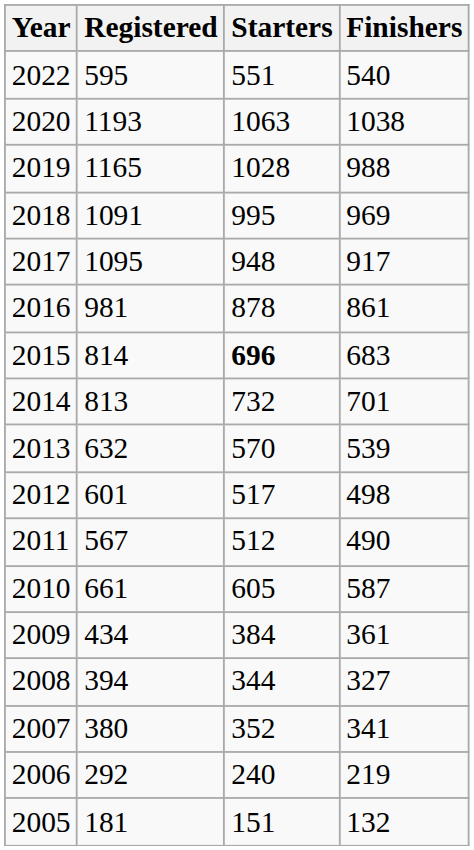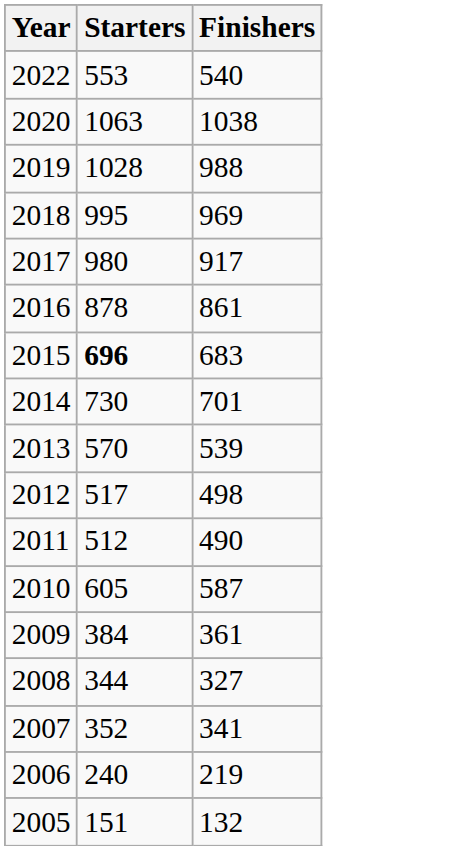- column: (151, 27)
(253, 74) 551 -> (106, 74) 553
(253, 261) 948 -> (106, 261) 980
(253, 401) 732 -> (106, 401) 730
